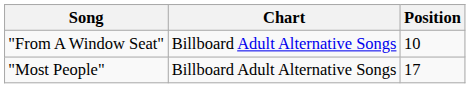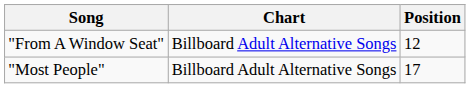(412, 43) 10 -> (412, 43) 12
